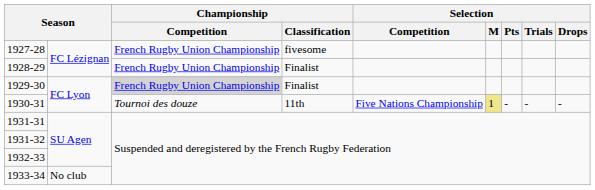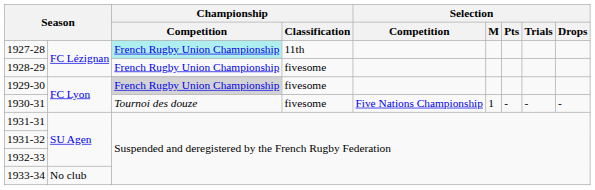(197, 49) no background -> (197, 49) paleturquoise background
(305, 49) fivesome -> (294, 49) 11th
(302, 67) Finalist -> (305, 67) fivesome
(302, 85) Finalist -> (305, 85) fivesome
(294, 103) 11th -> (305, 103) fivesome
(491, 103) khaki background -> (491, 103) no background
